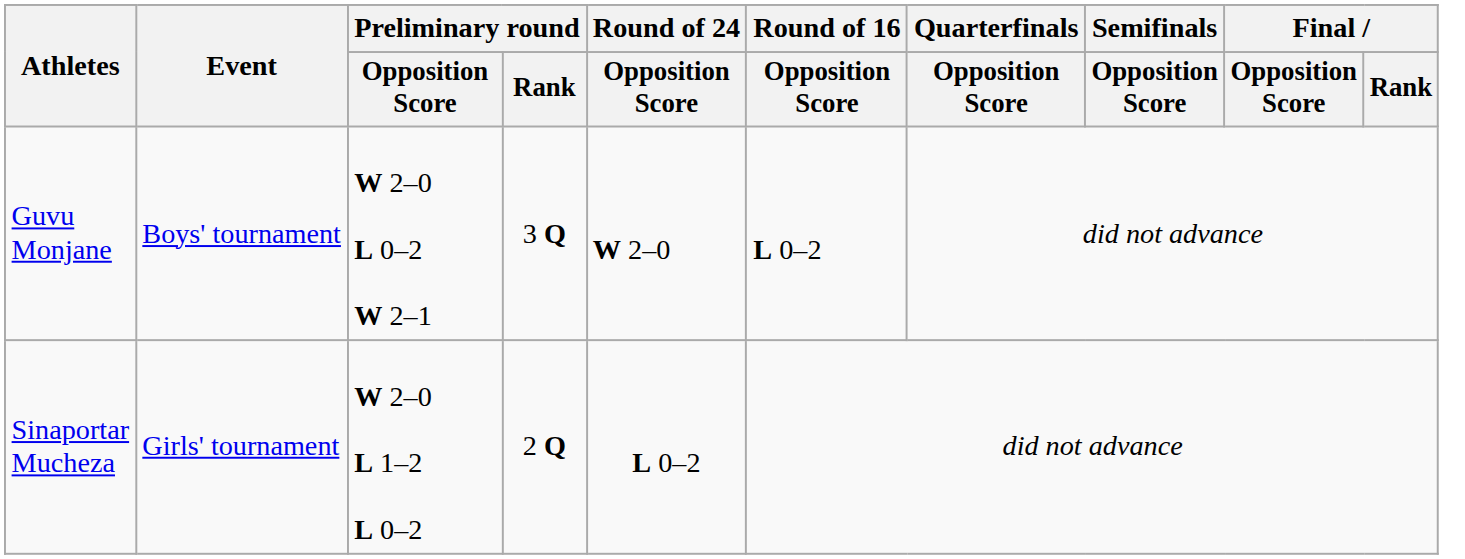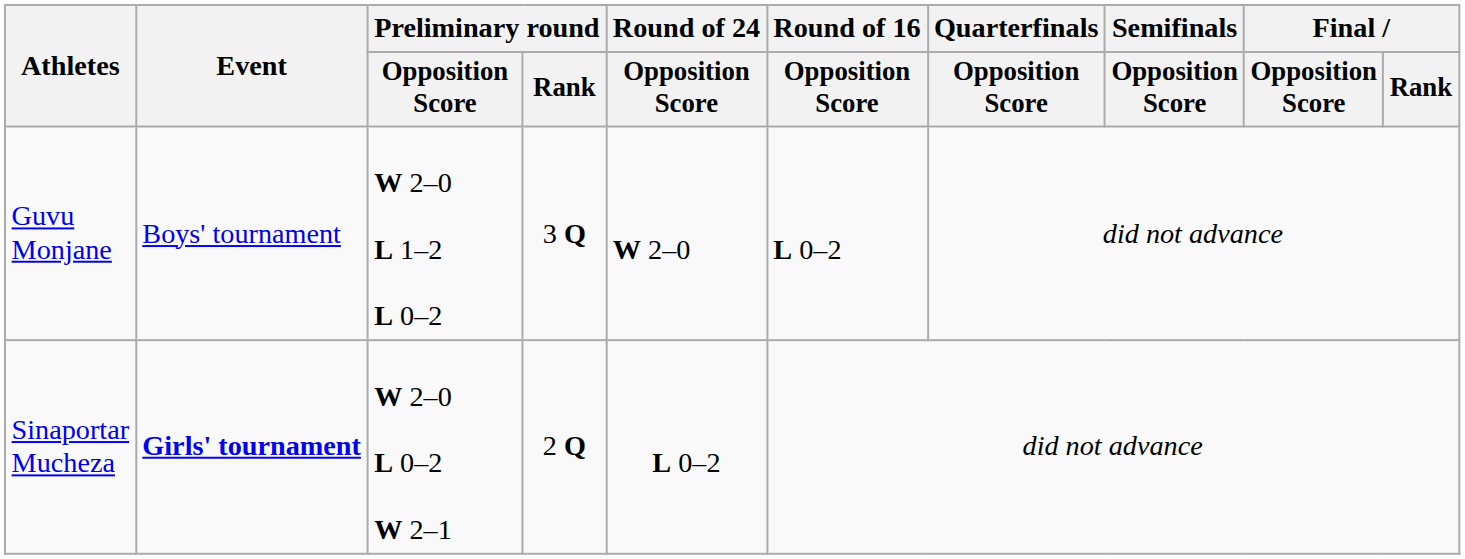(393, 250) W 2–0 L 0–2 W 2–1 -> (413, 250) W 2–0 L 1–2 L 0–2
(241, 446) normal -> (252, 446) bold
(393, 463) W 2–0 L 1–2 L 0–2 -> (413, 463) W 2–0 L 0–2 W 2–1
